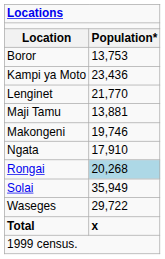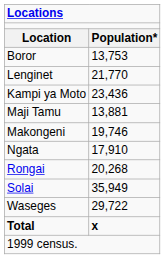rows swapped: (47, 75) <-> (30, 94)
(110, 169) lightblue background -> (110, 169) no background
